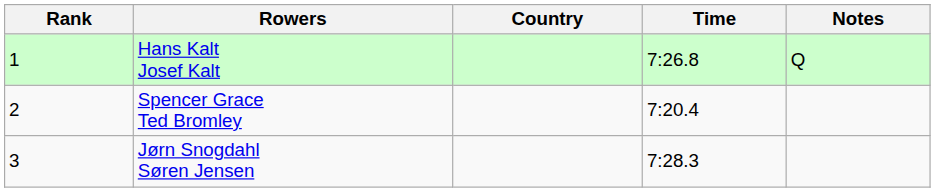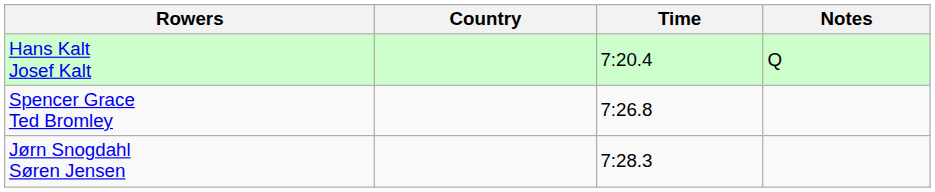- column: (69, 19)
(673, 59) 7:26.8 -> (626, 59) 7:20.4
(673, 110) 7:20.4 -> (626, 110) 7:26.8
